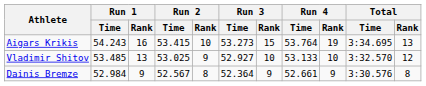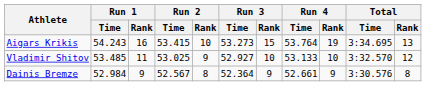(142, 58) 13 -> (142, 58) 11
